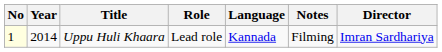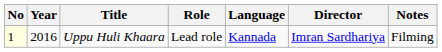columns swapped: (387, 15) <-> (313, 15)
(44, 36) 2014 -> (44, 36) 2016
